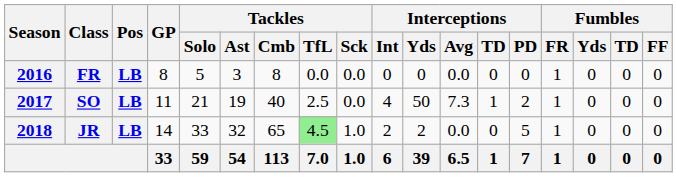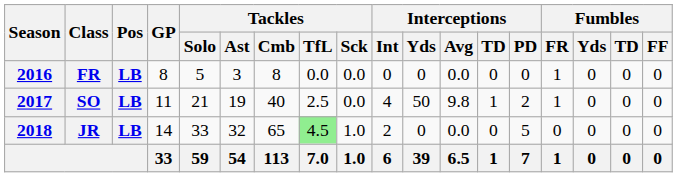(459, 102) 7.3 -> (459, 102) 9.8
(421, 130) 2 -> (421, 130) 0
(557, 130) 1 -> (557, 130) 0
